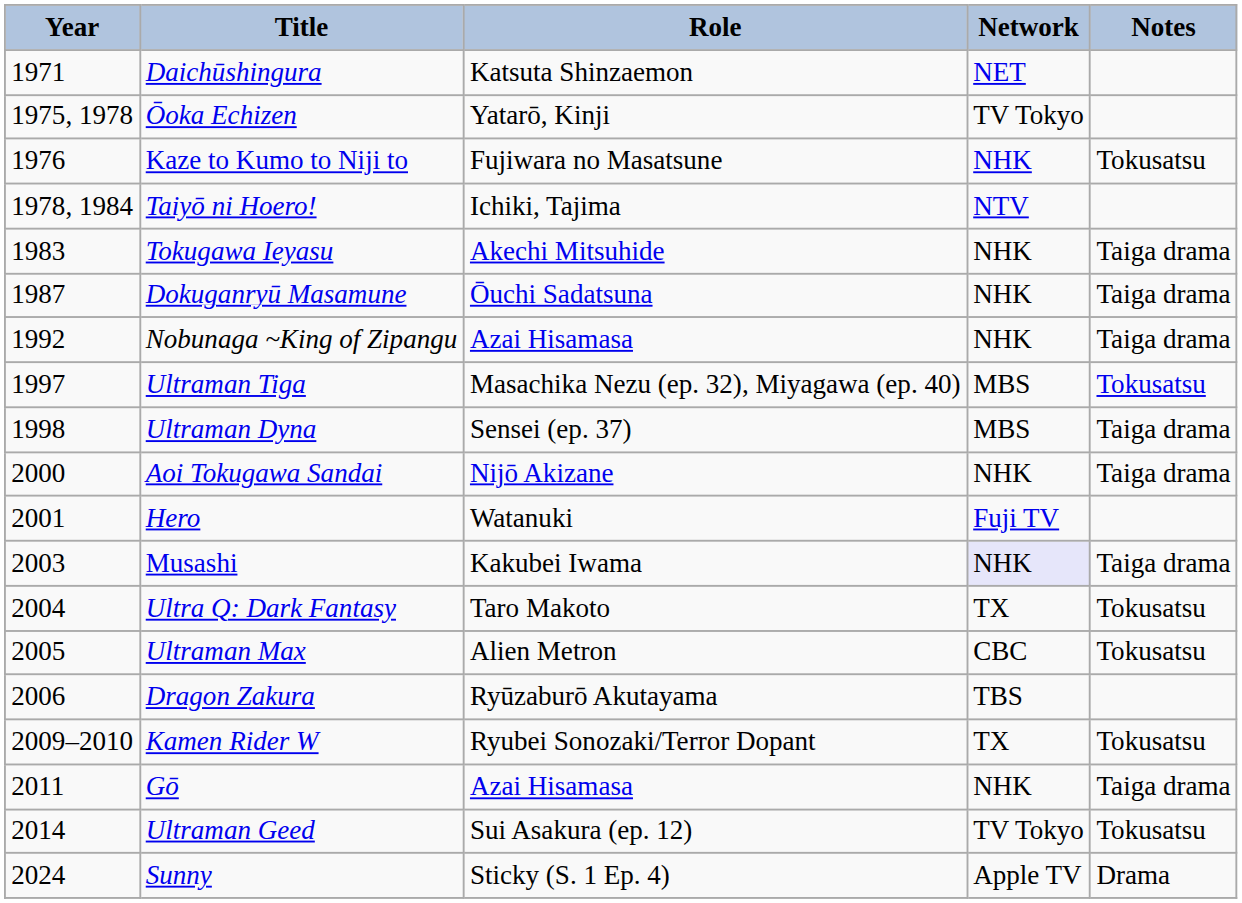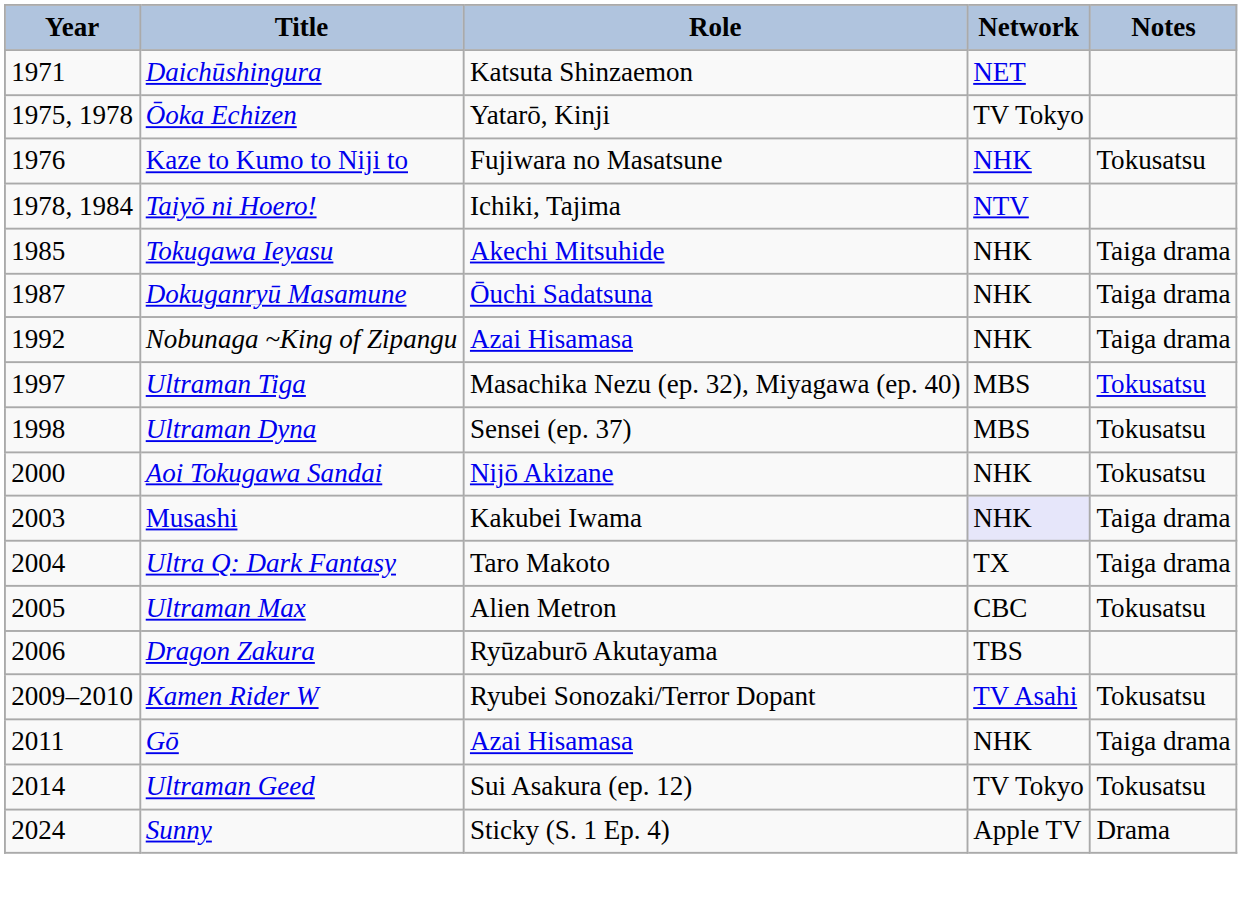(38, 250) 1983 -> (38, 250) 1985
(1164, 429) Taiga drama -> (1151, 429) Tokusatsu
(1164, 473) Taiga drama -> (1151, 473) Tokusatsu
- row: (173, 518)
(1151, 607) Tokusatsu -> (1164, 563) Taiga drama
(991, 741) TX -> (1025, 696) TV Asahi
